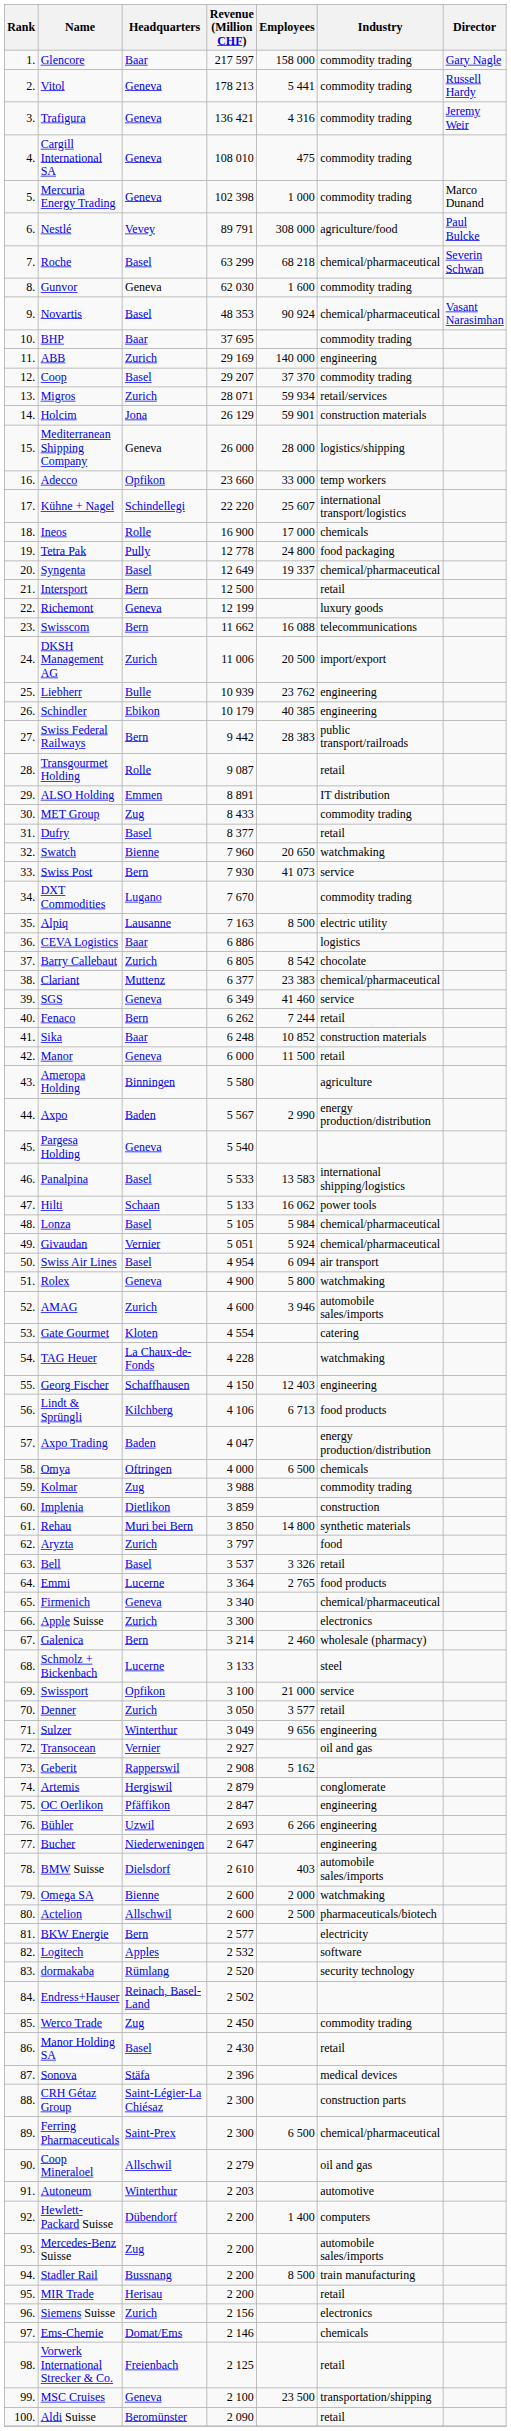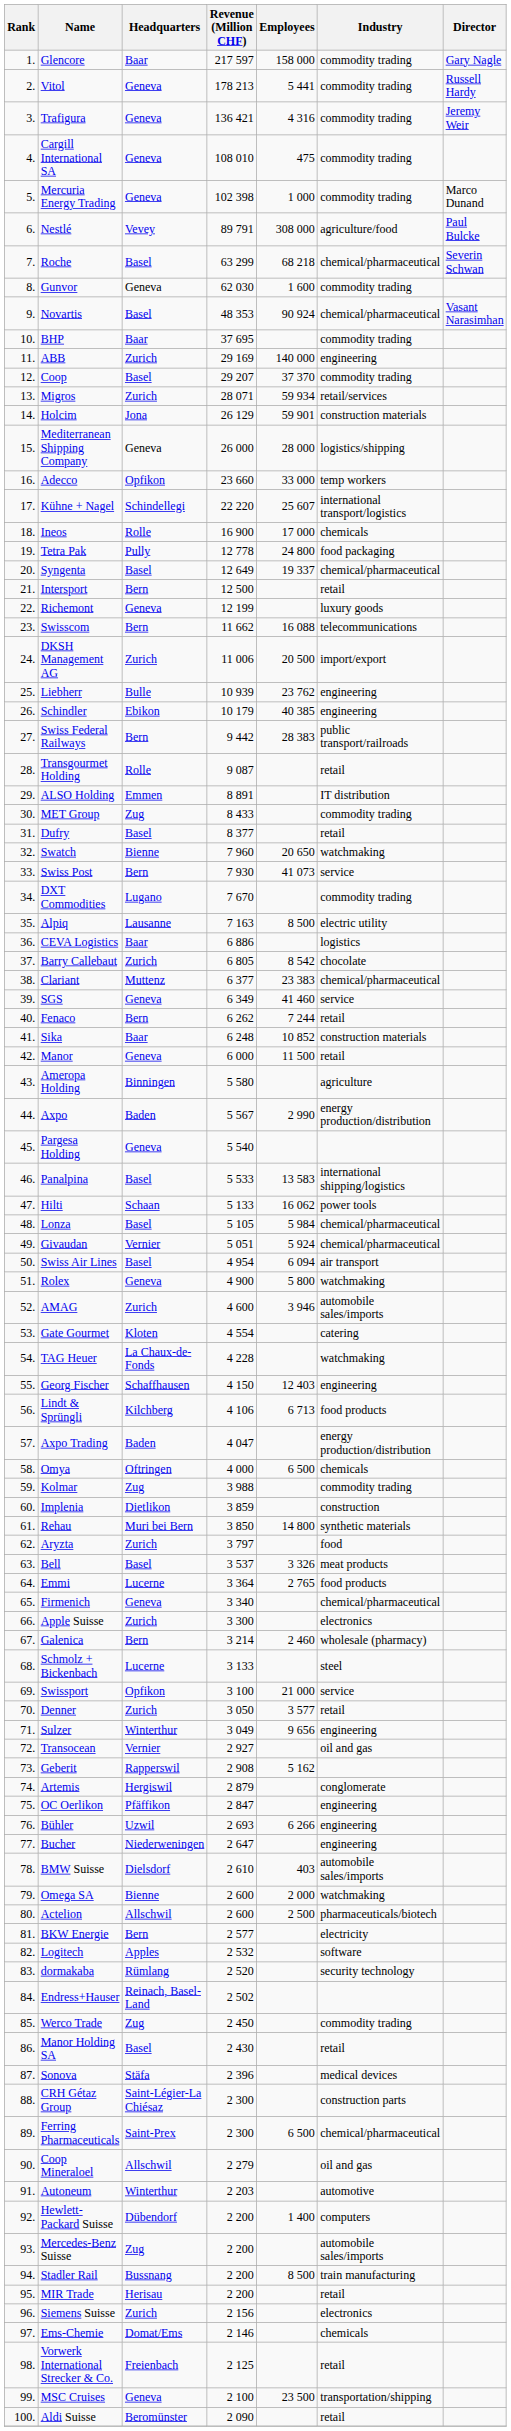(333, 1563) retail -> (354, 1563) meat products
